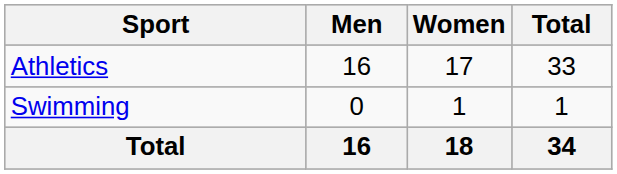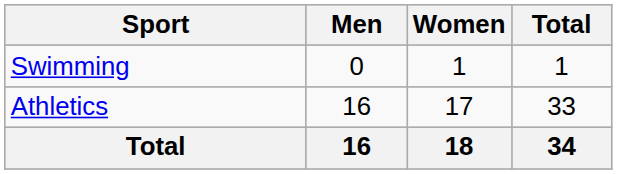rows swapped: (59, 65) <-> (70, 106)
